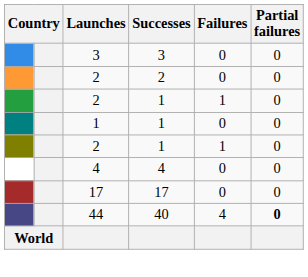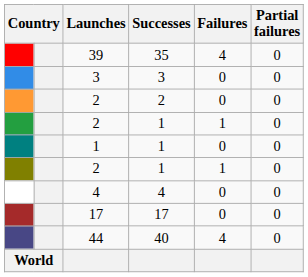+ row: (96, 54)
(277, 214) bold -> (277, 237) normal
